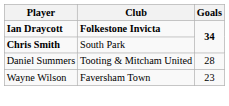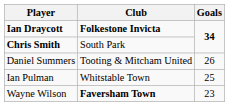(209, 61) 28 -> (209, 61) 26
+ row: (30, 77)
(115, 77) normal -> (118, 93) bold
